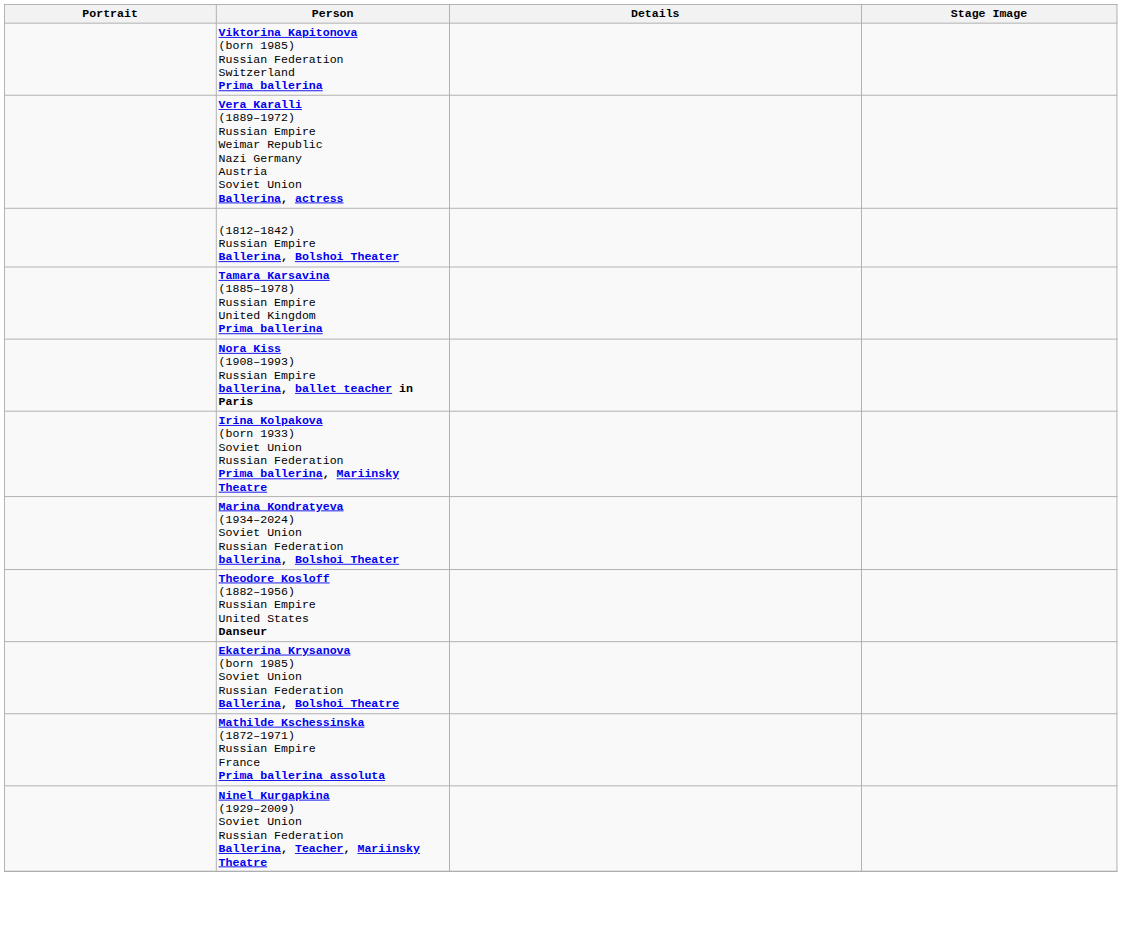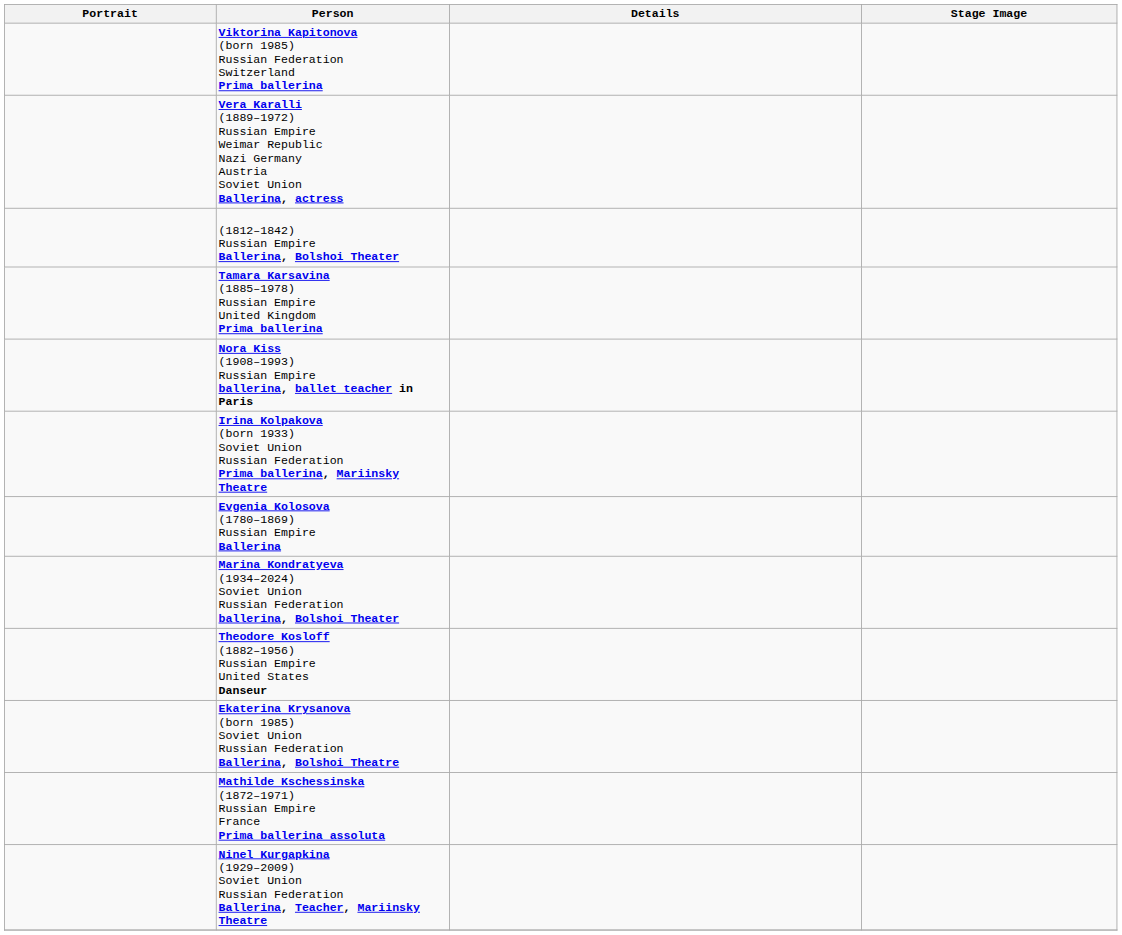+ row: (274, 526)
